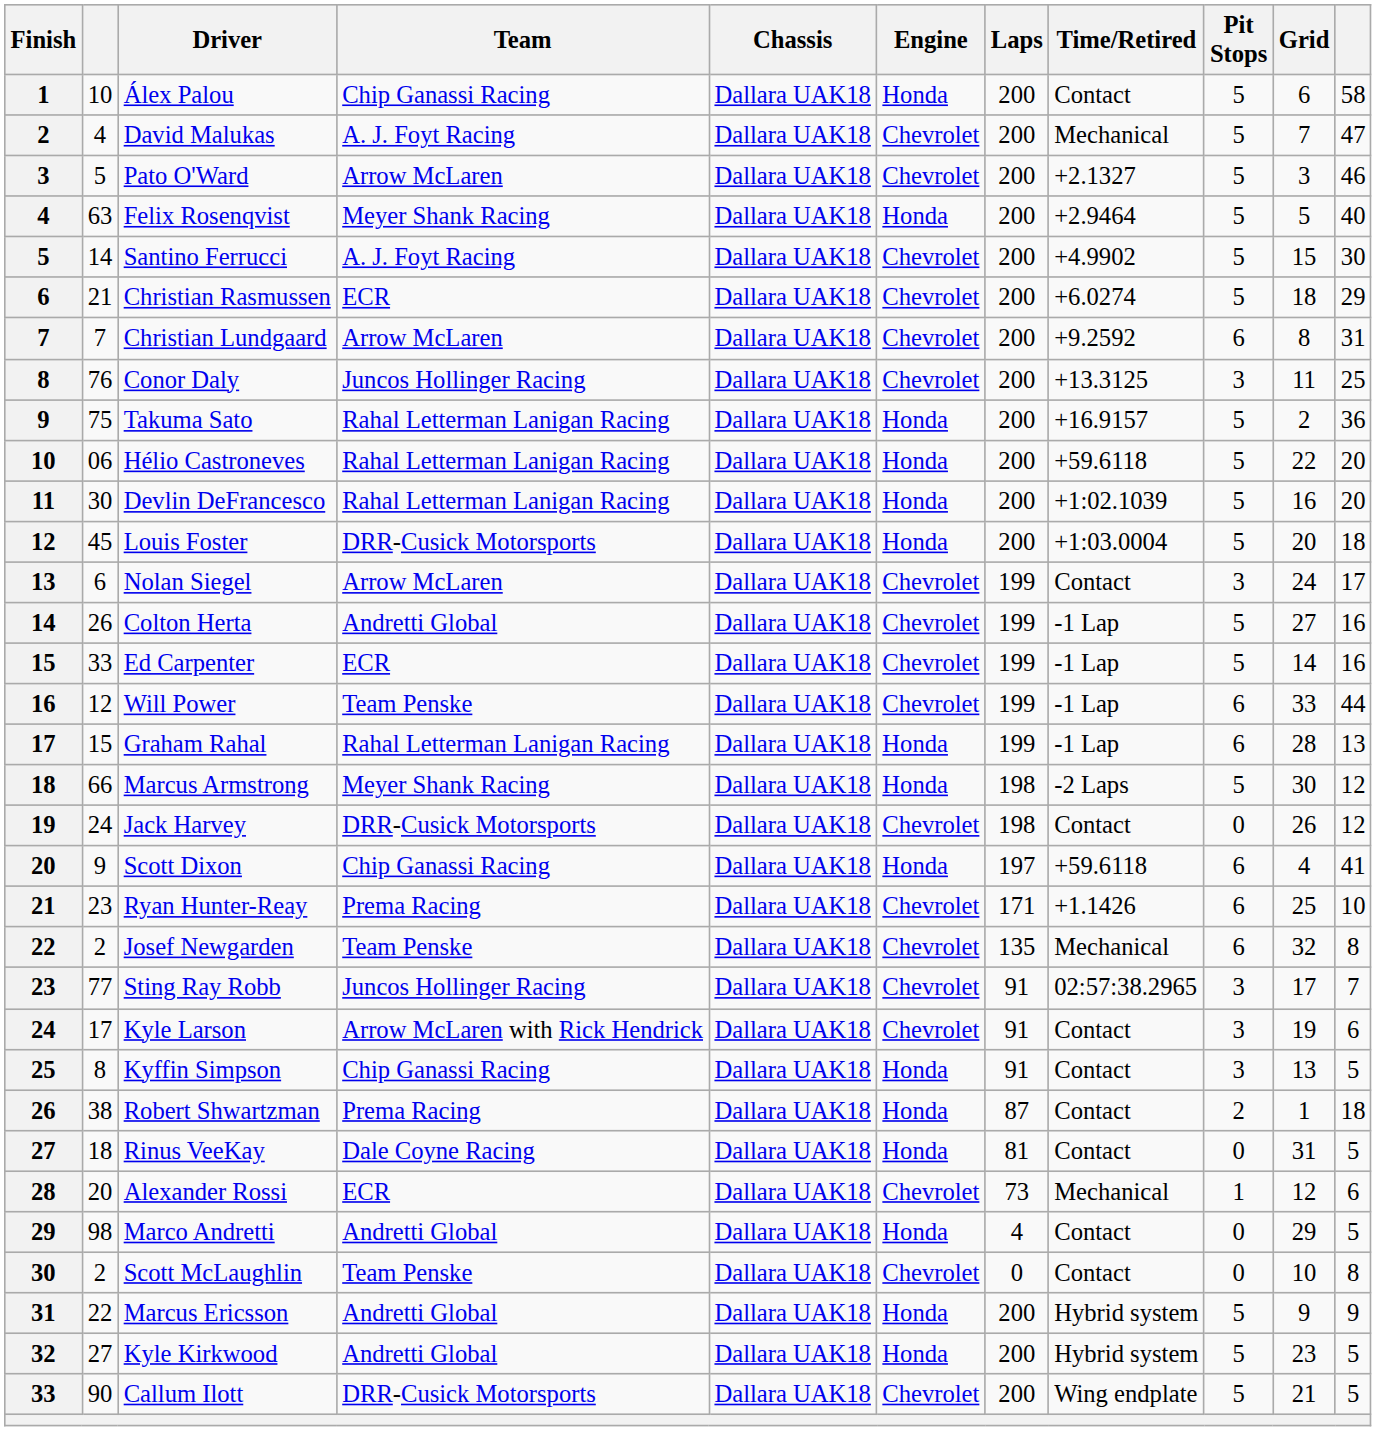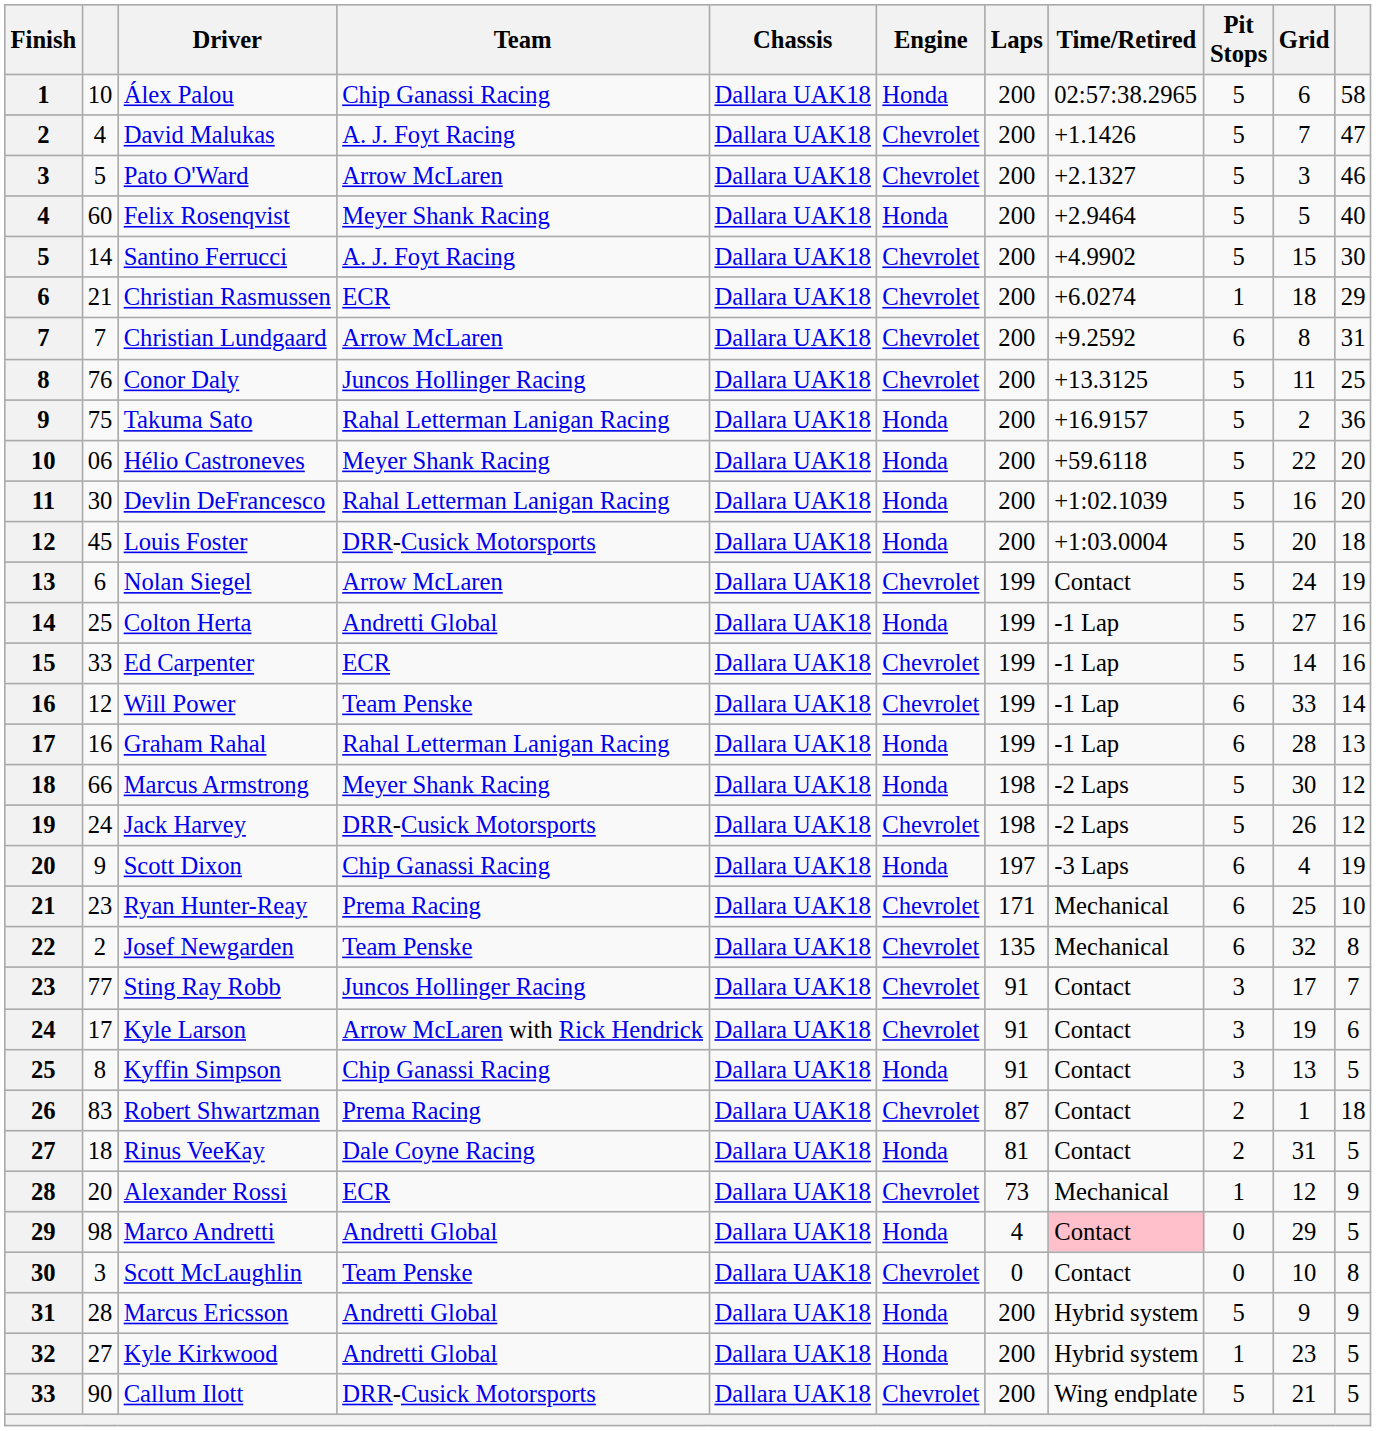(1093, 94) Contact -> (1126, 94) 02:57:38.2965
(1112, 135) Mechanical -> (1095, 135) +1.1426
(100, 216) 63 -> (100, 216) 60
(1239, 297) 5 -> (1239, 297) 1
(1239, 378) 3 -> (1239, 378) 5
(506, 460) Rahal Letterman Lanigan Racing -> (446, 460) Meyer Shank Racing
(1239, 581) 3 -> (1239, 581) 5
(1353, 581) 17 -> (1353, 581) 19
(100, 622) 26 -> (100, 622) 25
(931, 622) Chevrolet -> (915, 622) Honda
(1353, 703) 44 -> (1353, 703) 14
(100, 744) 15 -> (100, 744) 16
(1093, 825) Contact -> (1091, 825) -2 Laps
(1239, 825) 0 -> (1239, 825) 5
(1101, 866) +59.6118 -> (1091, 866) -3 Laps
(1353, 866) 41 -> (1353, 866) 19
(1095, 906) +1.1426 -> (1112, 906) Mechanical
(1126, 987) 02:57:38.2965 -> (1093, 987) Contact
(100, 1109) 38 -> (100, 1109) 83
(915, 1109) Honda -> (931, 1109) Chevrolet
(1239, 1150) 0 -> (1239, 1150) 2
(1353, 1190) 6 -> (1353, 1190) 9
(1093, 1231) no background -> (1093, 1231) pink background
(100, 1272) 2 -> (100, 1272) 3
(100, 1312) 22 -> (100, 1312) 28
(1239, 1353) 5 -> (1239, 1353) 1
